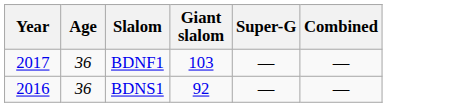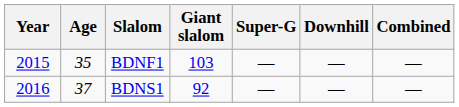+ column: (336, 27)
(33, 62) 2017 -> (33, 62) 2015
(83, 62) 36 -> (83, 62) 35
(83, 89) 36 -> (83, 89) 37
